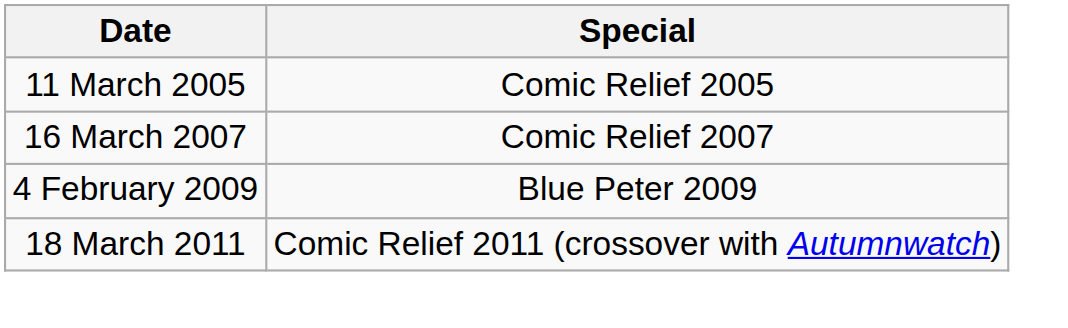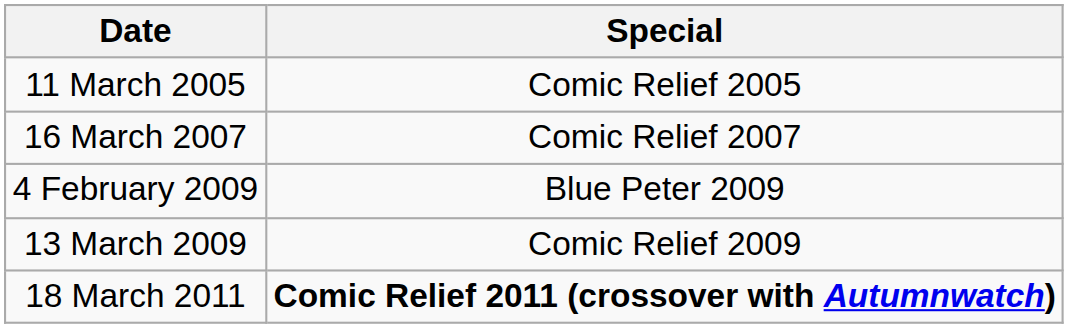+ row: (135, 243)
(637, 243) normal -> (665, 296) bold
